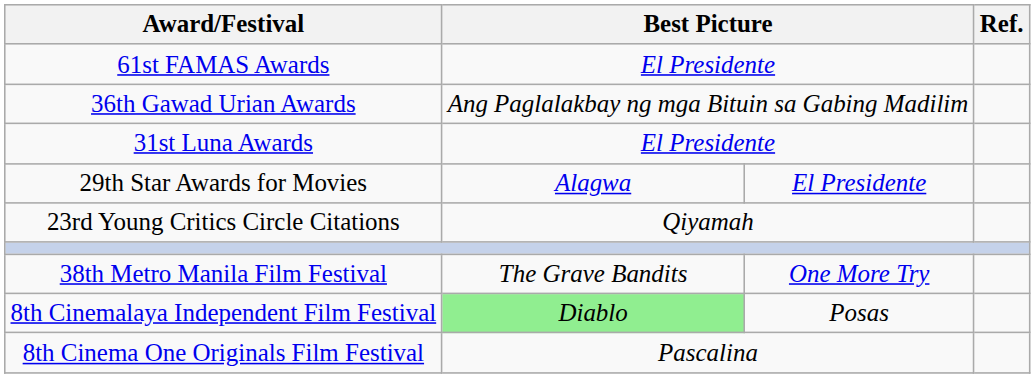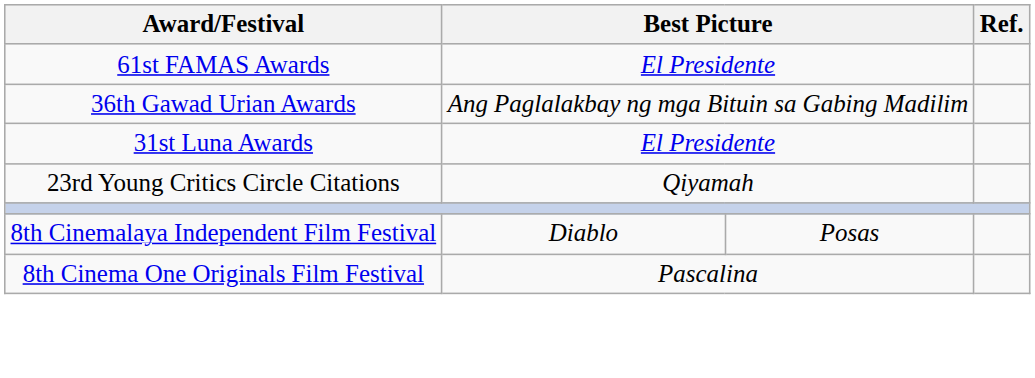- row: (223, 182)
- row: (223, 273)
(593, 312) lightgreen background -> (583, 233) no background
